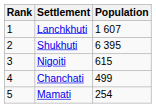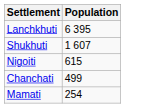- column: (19, 12)
(108, 29) 1 607 -> (78, 29) 6 395
(108, 45) 6 395 -> (78, 45) 1 607
